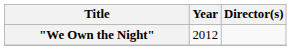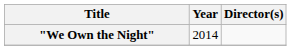(205, 34) 2012 -> (205, 34) 2014
